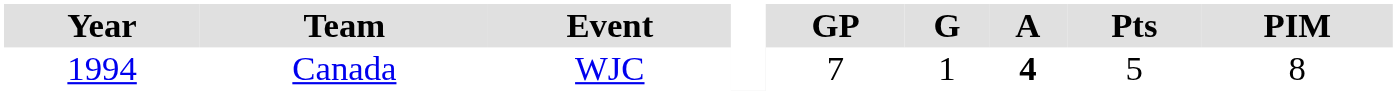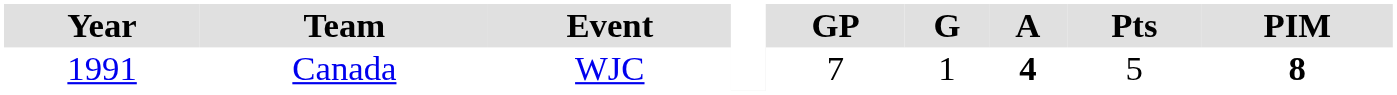(102, 68) 1994 -> (102, 68) 1991
(1297, 68) normal -> (1297, 68) bold
